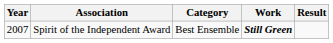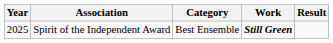(18, 30) 2007 -> (18, 30) 2025
